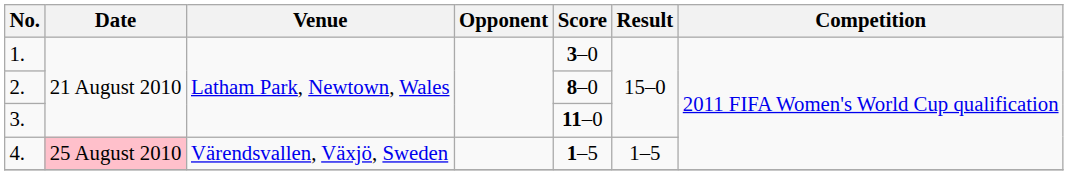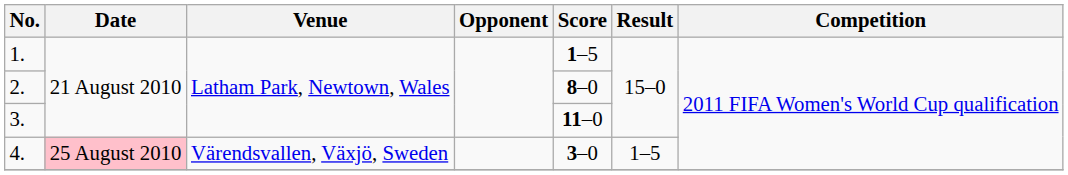(582, 53) 3–0 -> (582, 53) 1–5
(582, 152) 1–5 -> (582, 152) 3–0
